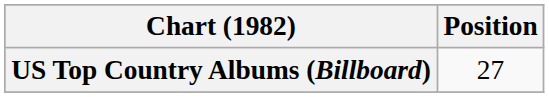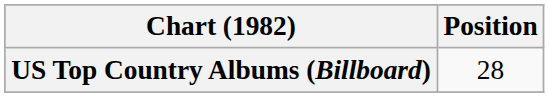(491, 69) 27 -> (491, 69) 28
